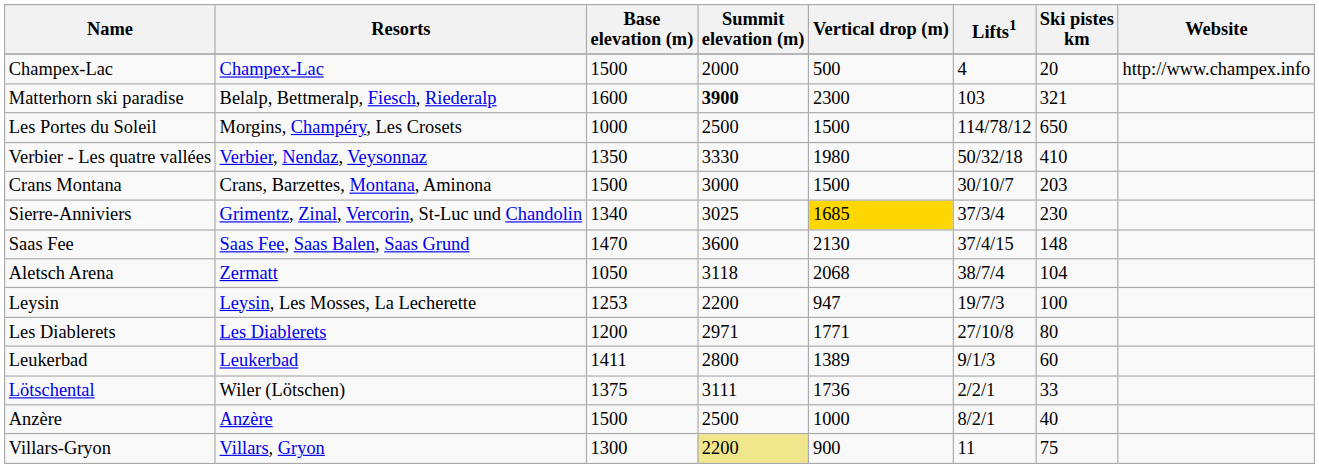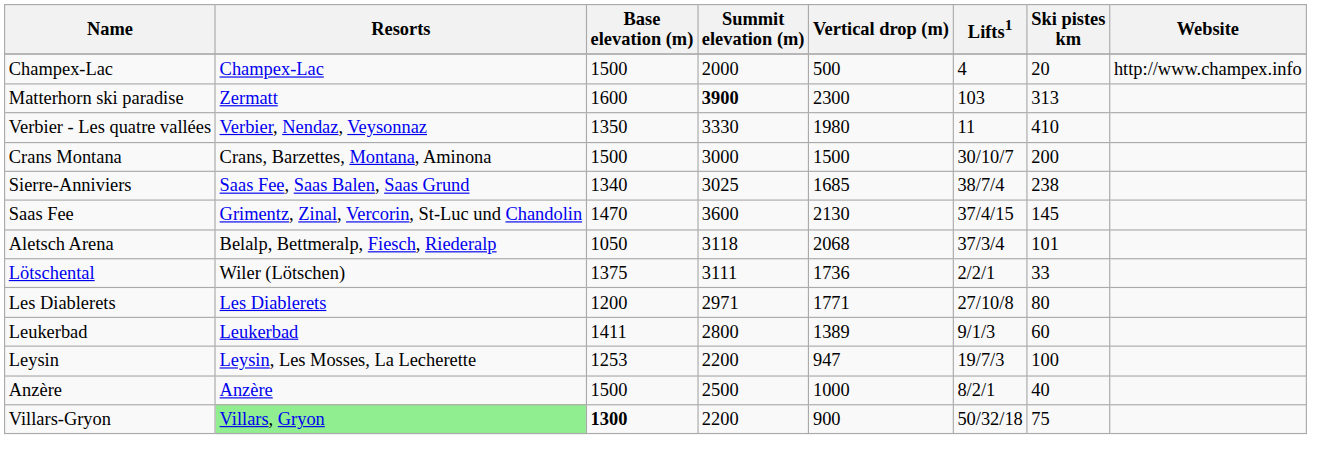(358, 98) Belalp, Bettmeralp, Fiesch, Riederalp -> (249, 98) Zermatt
(1054, 98) 321 -> (1045, 98) 313
- row: (83, 127)
(990, 156) 50/32/18 -> (966, 127) 11
(1054, 185) 203 -> (1045, 156) 200
(401, 214) Grimentz, Zinal, Vercorin, St-Luc und Chandolin -> (345, 185) Saas Fee, Saas Balen, Saas Grund
(831, 214) gold background -> (831, 185) no background
(981, 214) 37/3/4 -> (981, 185) 38/7/4
(1054, 214) 230 -> (1045, 185) 238
(345, 244) Saas Fee, Saas Balen, Saas Grund -> (401, 214) Grimentz, Zinal, Vercorin, St-Luc und Chandolin
(1054, 244) 148 -> (1045, 214) 145
(249, 273) Zermatt -> (358, 244) Belalp, Bettmeralp, Fiesch, Riederalp
(981, 273) 38/7/4 -> (981, 244) 37/3/4
(1054, 273) 104 -> (1045, 244) 101
rows swapped: (34, 302) <-> (52, 389)
(272, 448) no background -> (272, 419) lightgreen background
(609, 448) normal -> (609, 419) bold
(720, 448) khaki background -> (720, 419) no background
(966, 448) 11 -> (990, 419) 50/32/18
